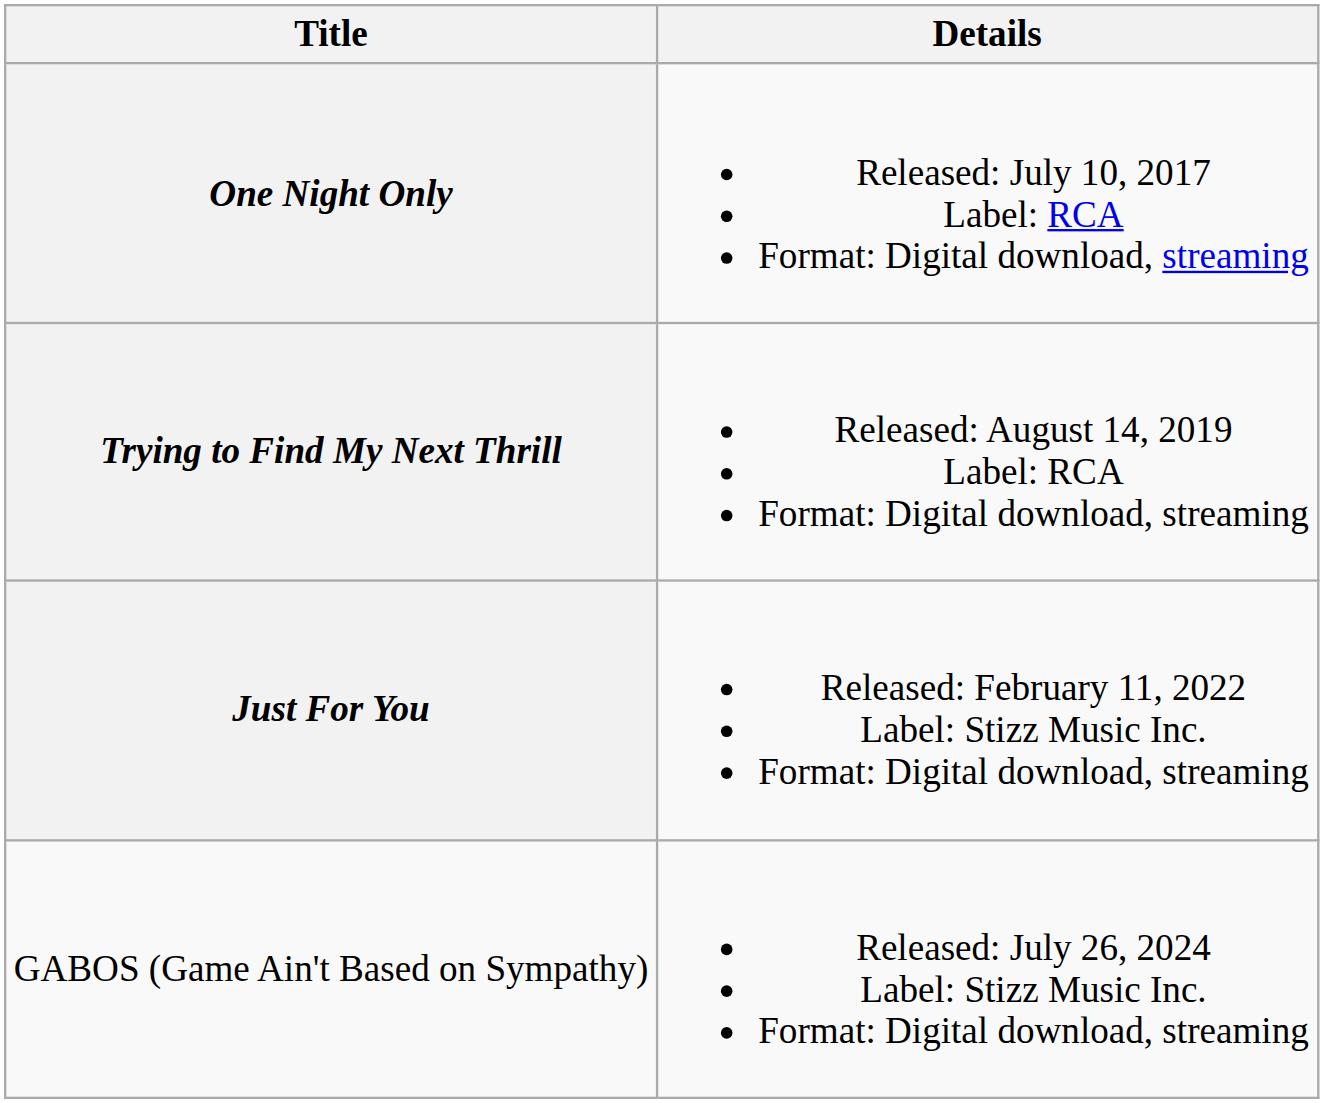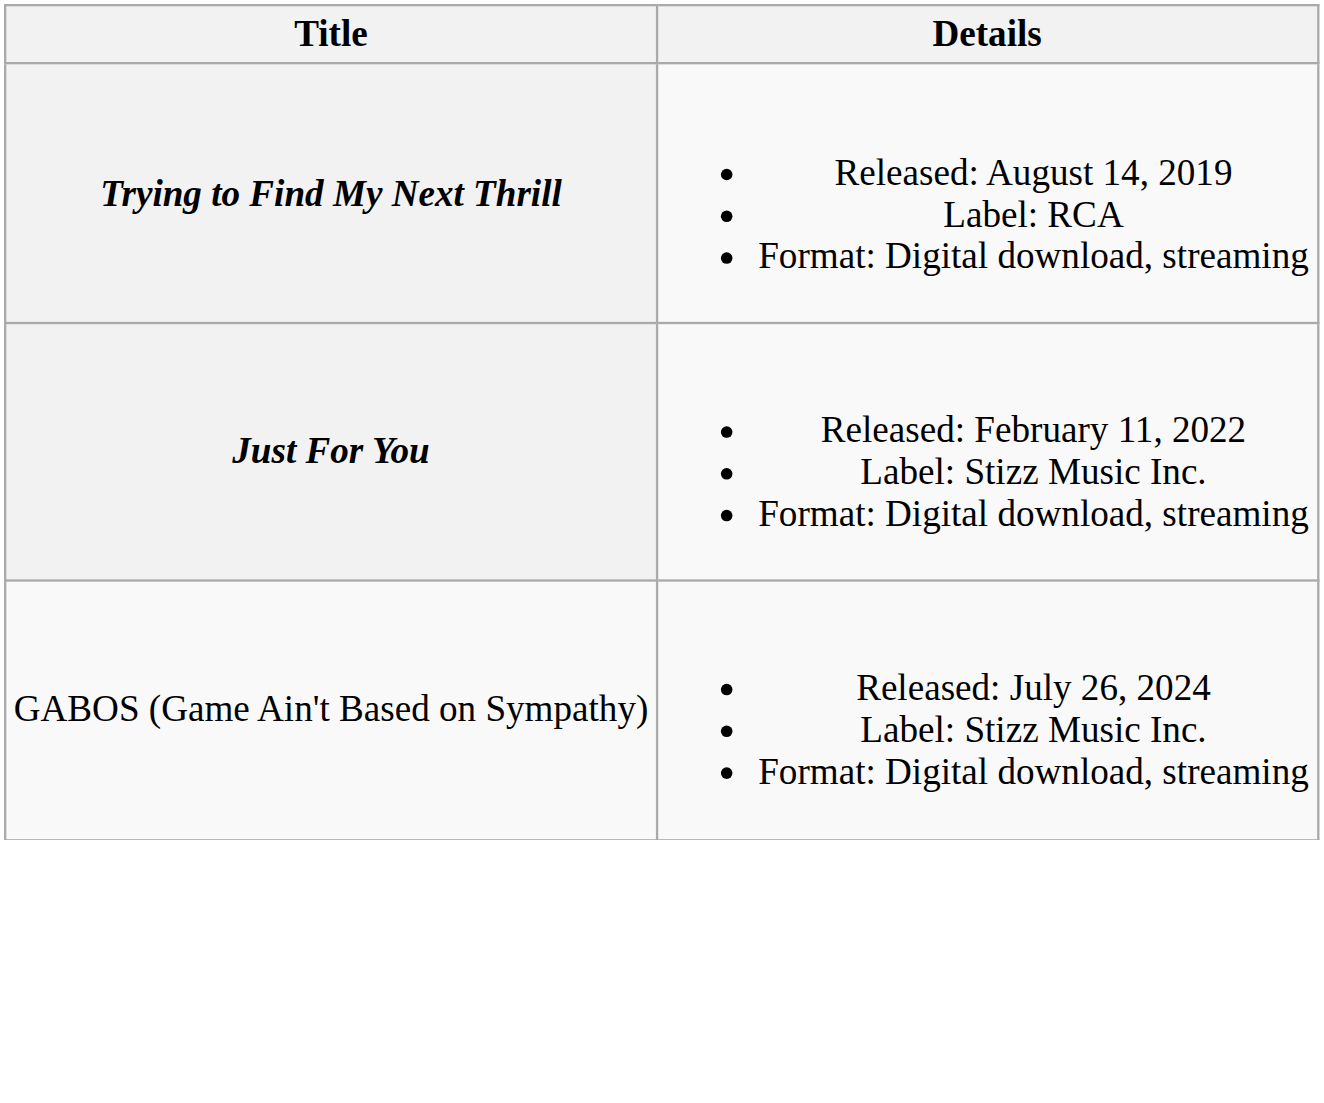- row: (331, 192)
